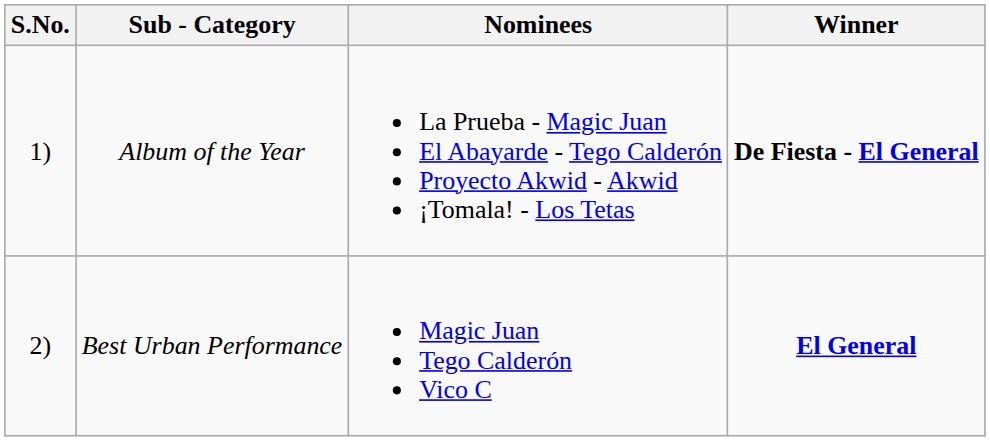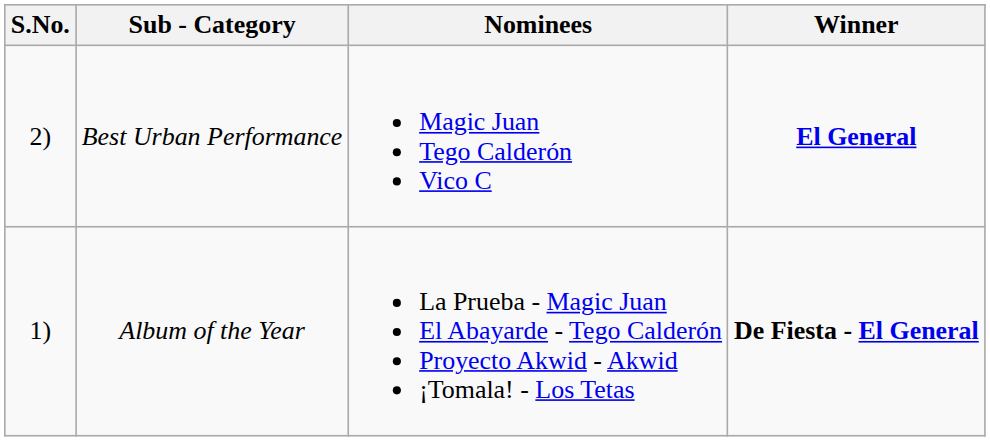rows swapped: (212, 150) <-> (212, 345)
